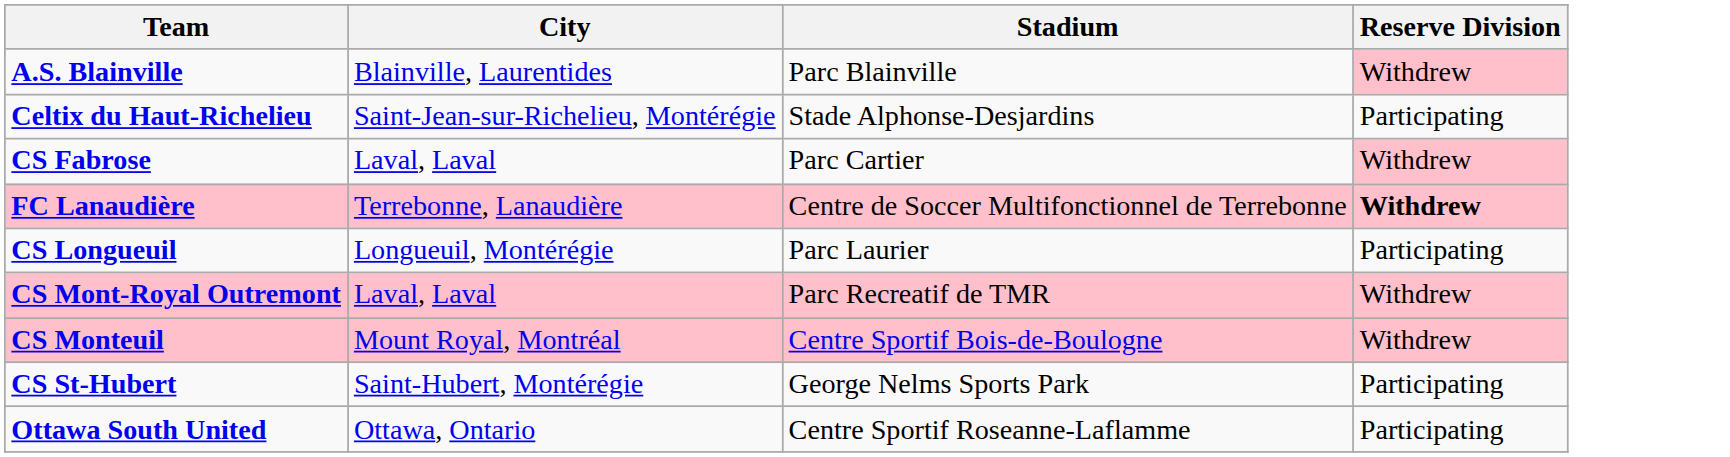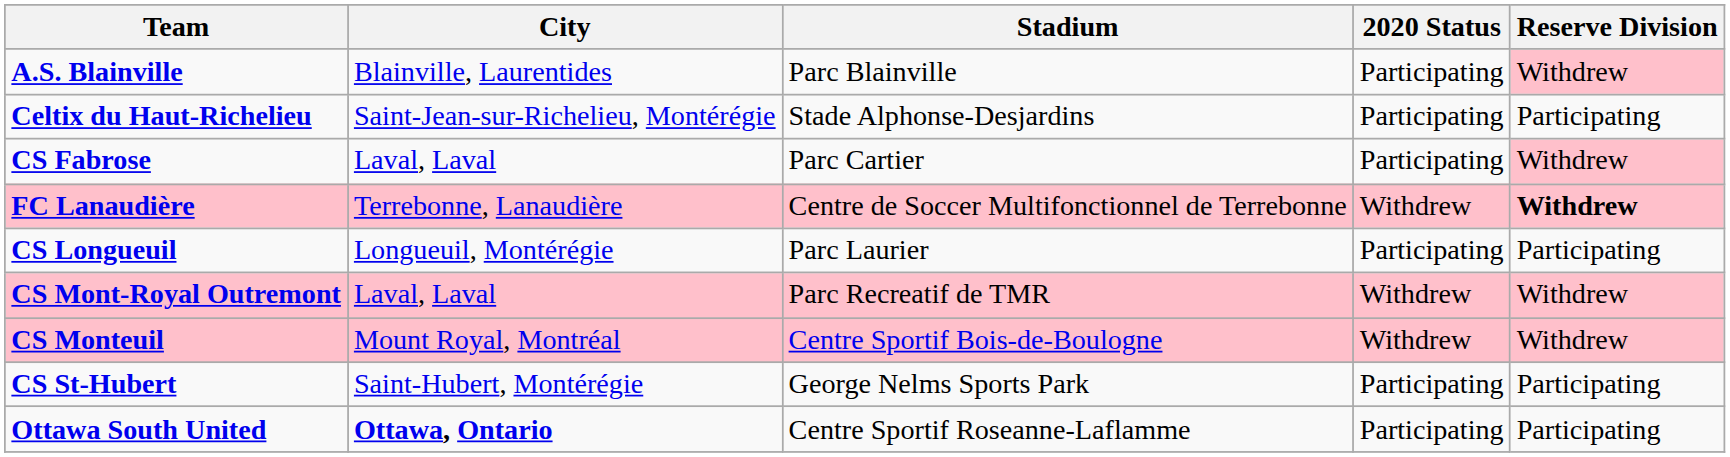+ column: (1432, 26)
(445, 428) normal -> (453, 428) bold
